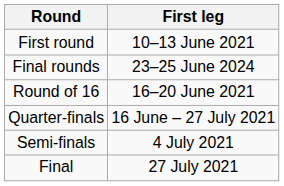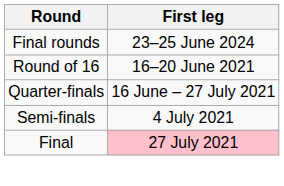- row: (56, 42)
(193, 167) no background -> (193, 142) pink background
